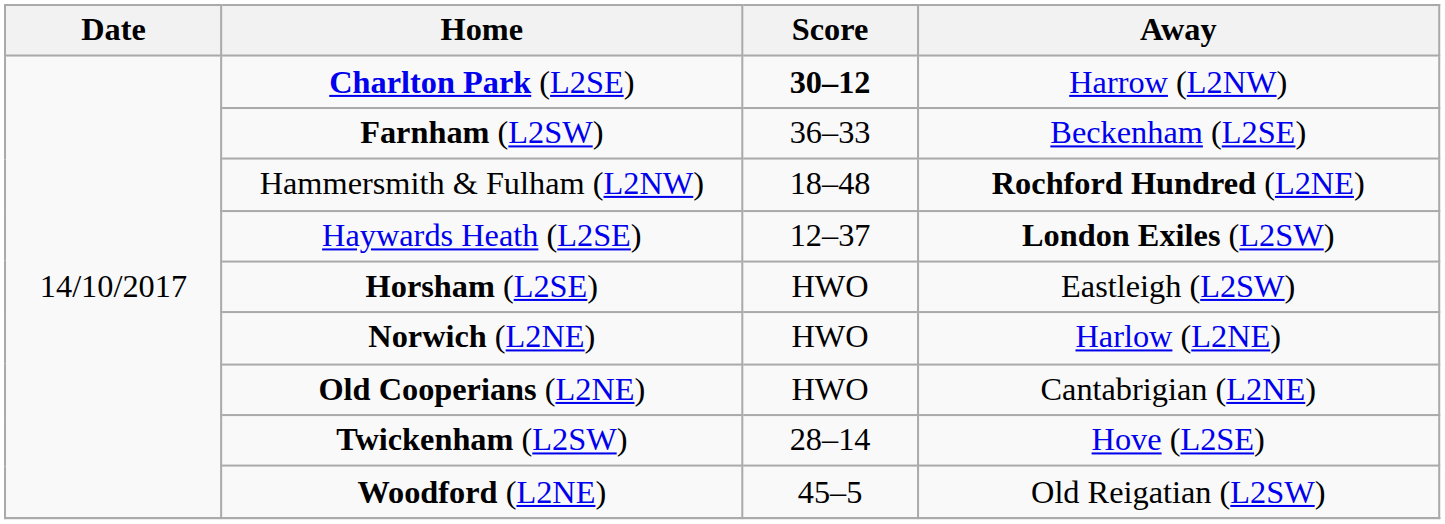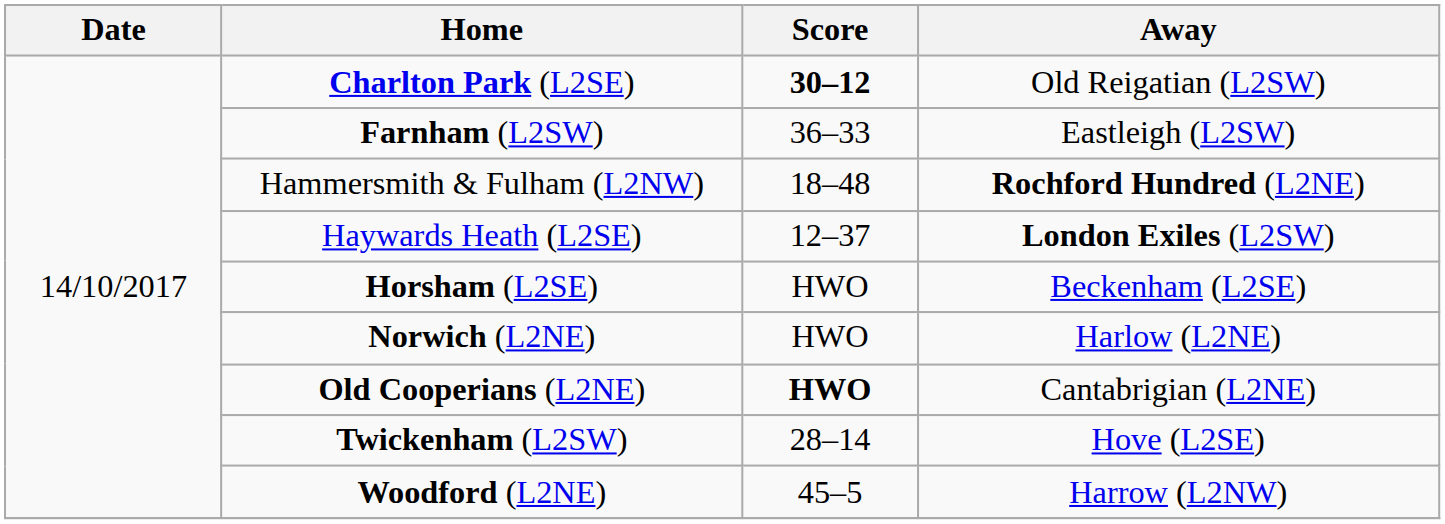(1178, 81) Harrow (L2NW) -> (1178, 81) Old Reigatian (L2SW)
(1178, 132) Beckenham (L2SE) -> (1178, 132) Eastleigh (L2SW)
(1178, 286) Eastleigh (L2SW) -> (1178, 286) Beckenham (L2SE)
(830, 388) normal -> (830, 388) bold
(1178, 491) Old Reigatian (L2SW) -> (1178, 491) Harrow (L2NW)
